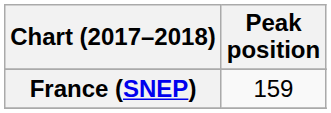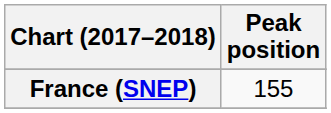(273, 88) 159 -> (273, 88) 155
